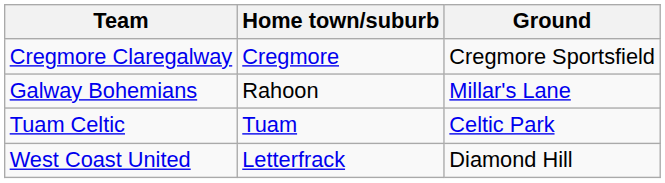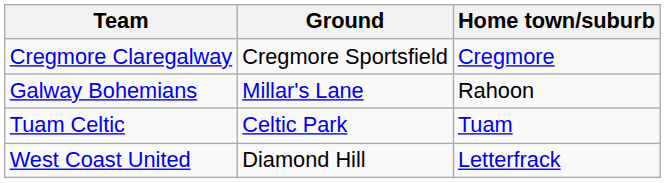columns swapped: (341, 21) <-> (552, 21)
